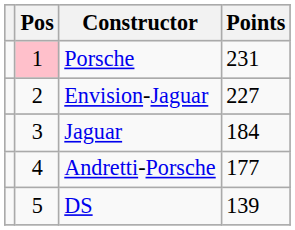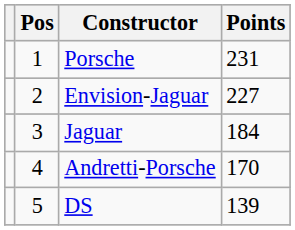(37, 58) pink background -> (37, 58) no background
(243, 168) 177 -> (243, 168) 170
